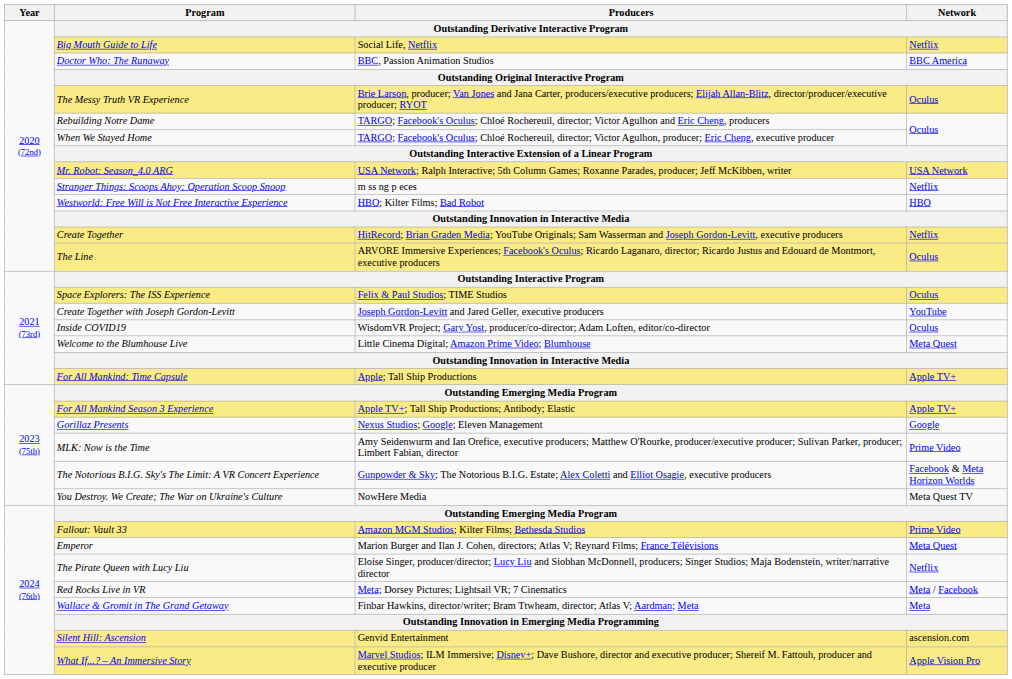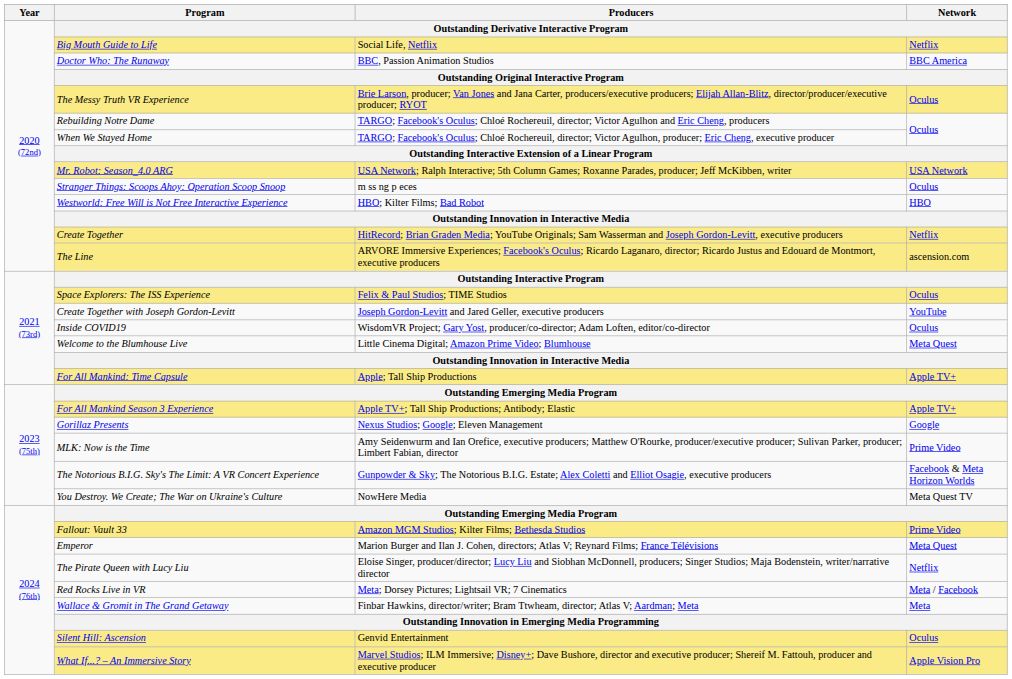(924, 186) Netflix -> (924, 186) Oculus
(924, 257) Oculus -> (939, 257) ascension.com
(939, 638) ascension.com -> (924, 638) Oculus
